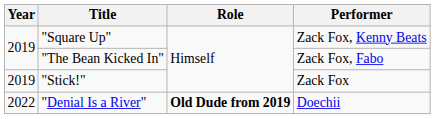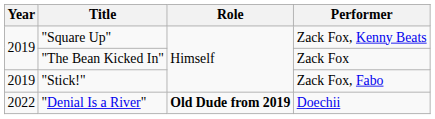(340, 59) Zack Fox, Fabo -> (323, 59) Zack Fox
(323, 80) Zack Fox -> (340, 80) Zack Fox, Fabo
